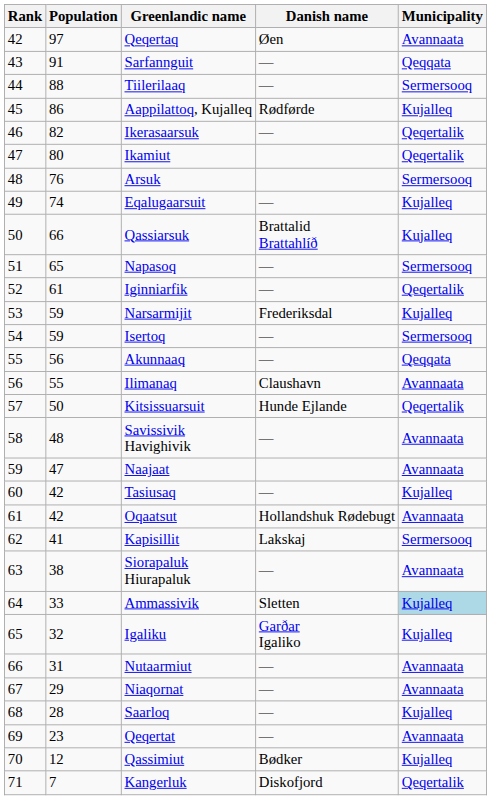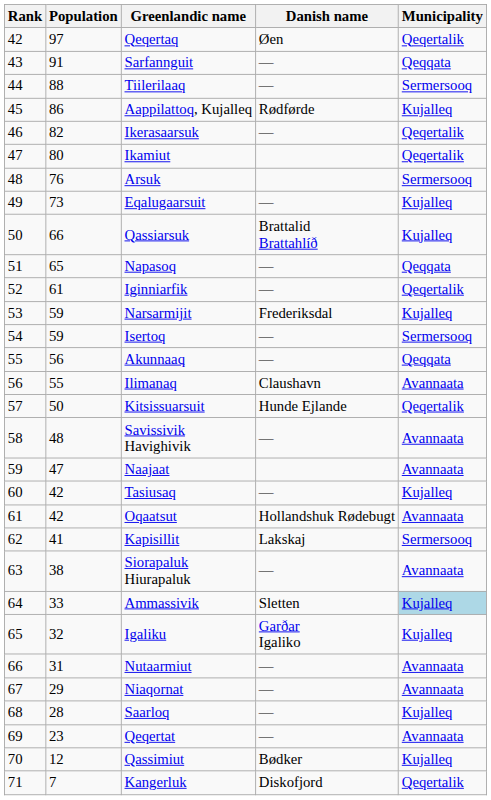(433, 39) Avannaata -> (433, 39) Qeqertalik
(56, 202) 74 -> (56, 202) 73
(437, 266) Sermersooq -> (426, 266) Qeqqata
